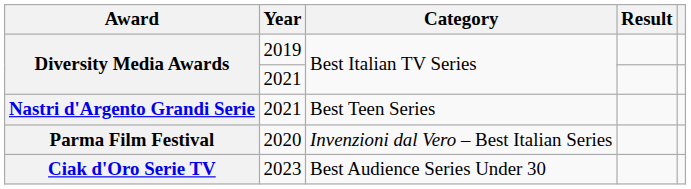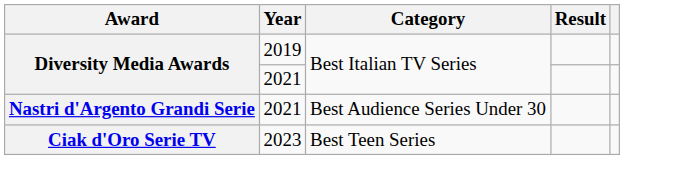(373, 109) Best Teen Series -> (428, 109) Best Audience Series Under 30
- row: (132, 139)
(428, 169) Best Audience Series Under 30 -> (373, 139) Best Teen Series
